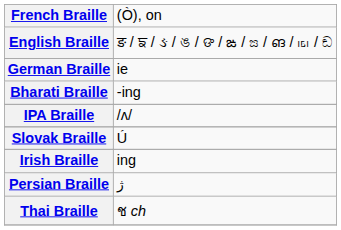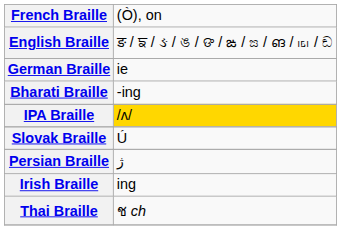(124, 115) no background -> (124, 115) gold background
rows swapped: (59, 184) <-> (59, 161)
